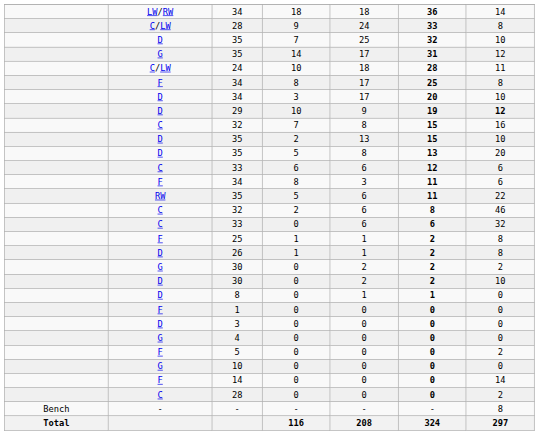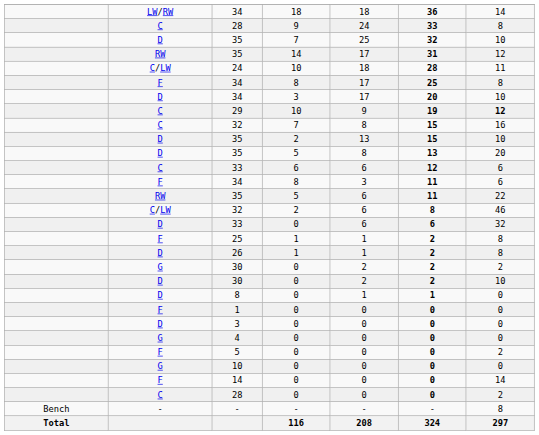(160, 26) C/LW -> (160, 26) C
(160, 54) G -> (160, 54) RW
(160, 111) D -> (160, 111) C
(160, 210) C -> (160, 210) C/LW
(160, 224) C -> (160, 224) D
